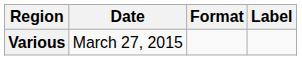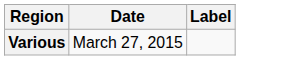- column: (217, 17)
